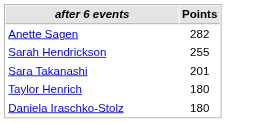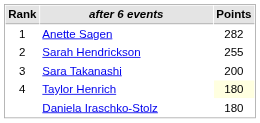+ column: (22, 14)
(200, 71) 201 -> (234, 71) 200
(200, 89) no background -> (234, 89) lightyellow background
